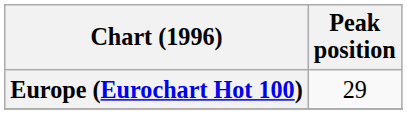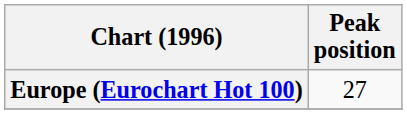(355, 89) 29 -> (355, 89) 27
